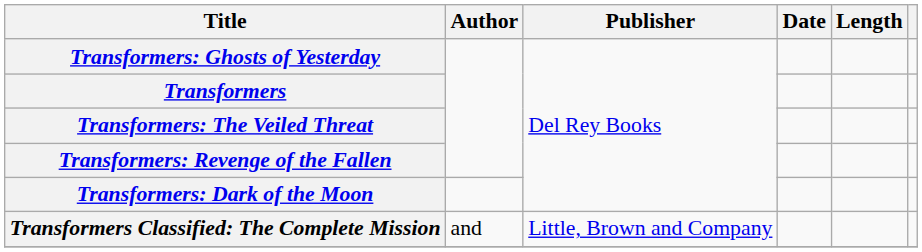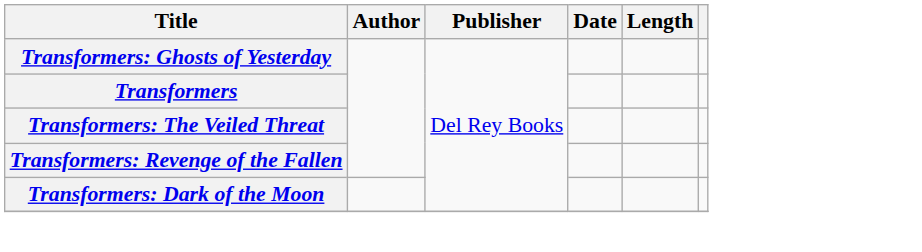- row: (225, 228)
